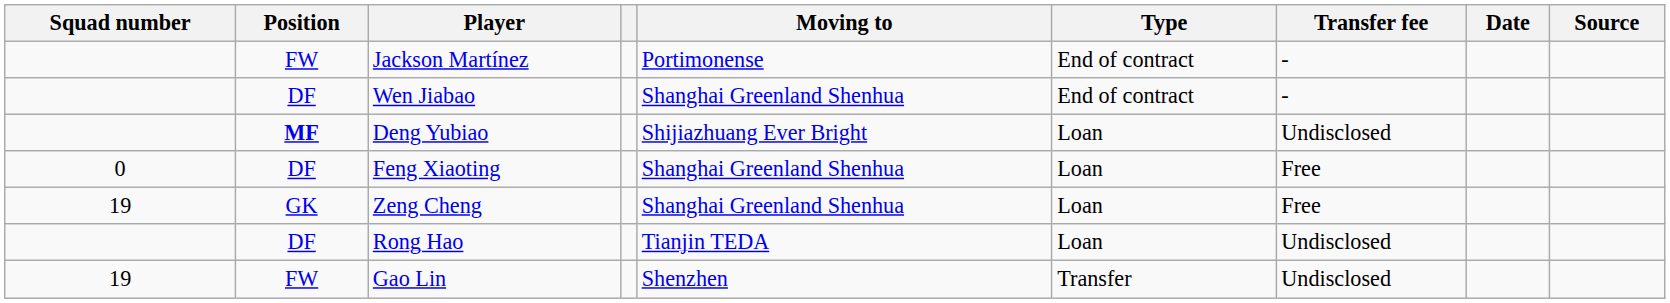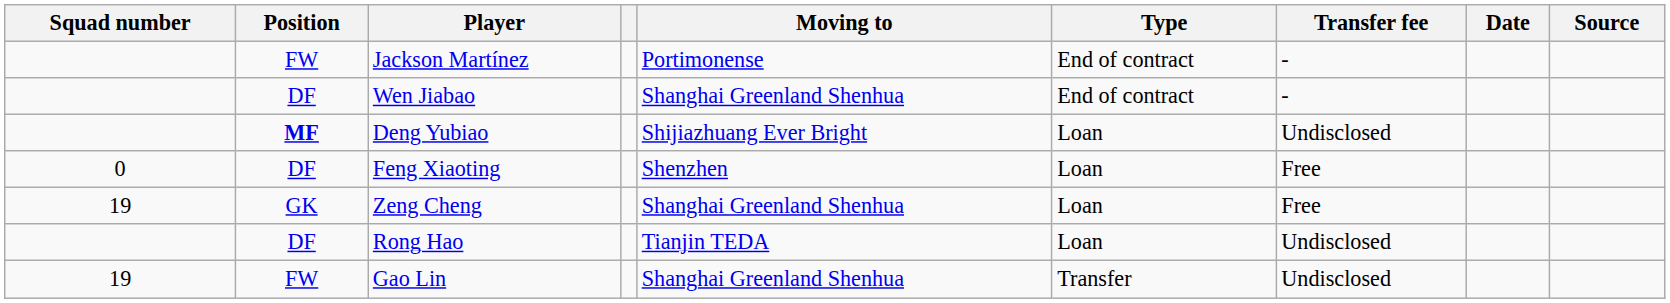(773, 169) Shanghai Greenland Shenhua -> (685, 169) Shenzhen
(685, 279) Shenzhen -> (773, 279) Shanghai Greenland Shenhua
